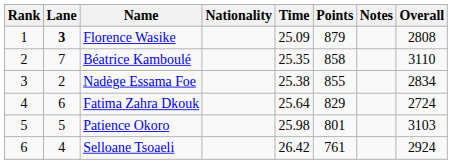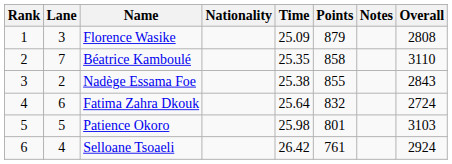(62, 37) bold -> (62, 37) normal
(422, 81) 2834 -> (422, 81) 2843
(335, 103) 829 -> (335, 103) 832
